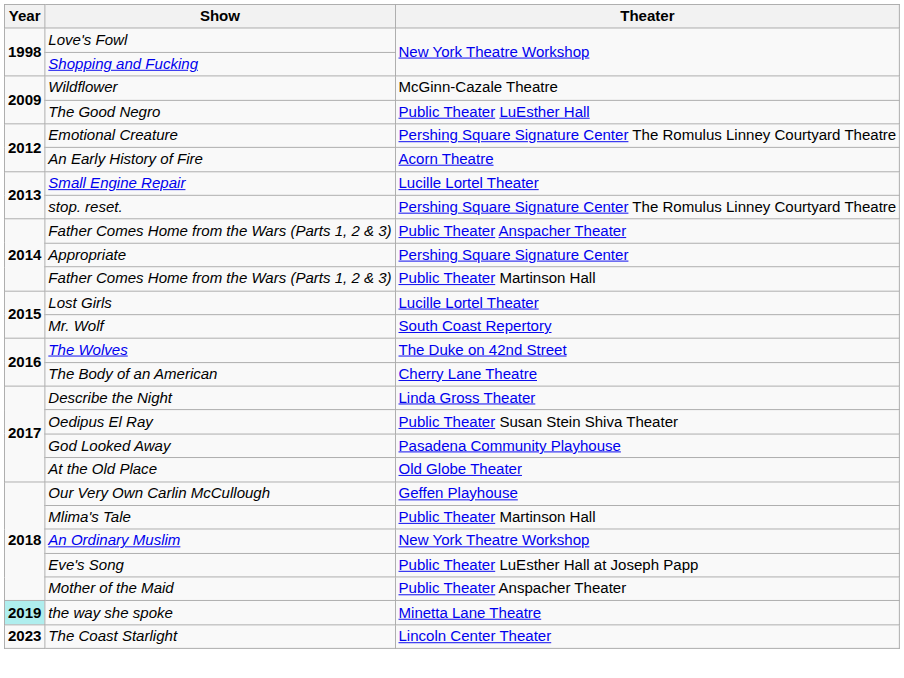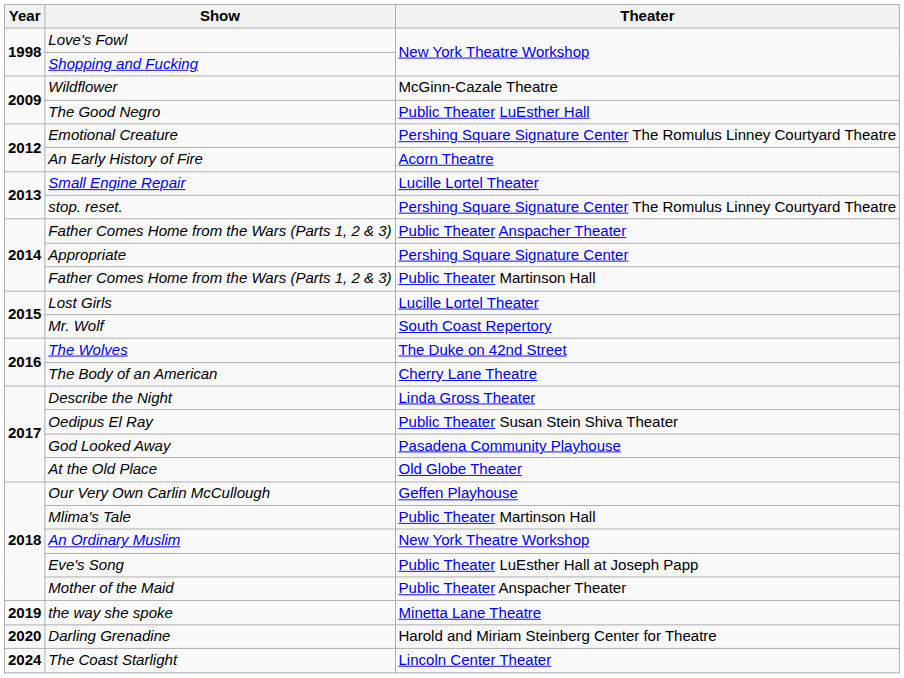(25, 612) paleturquoise background -> (25, 612) no background
+ row: (109, 636)
(25, 636) 2023 -> (25, 660) 2024
